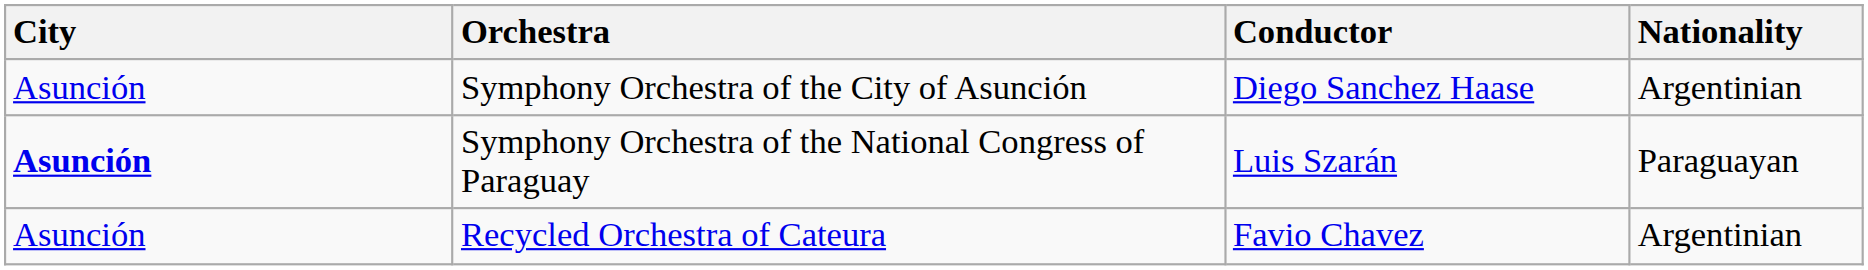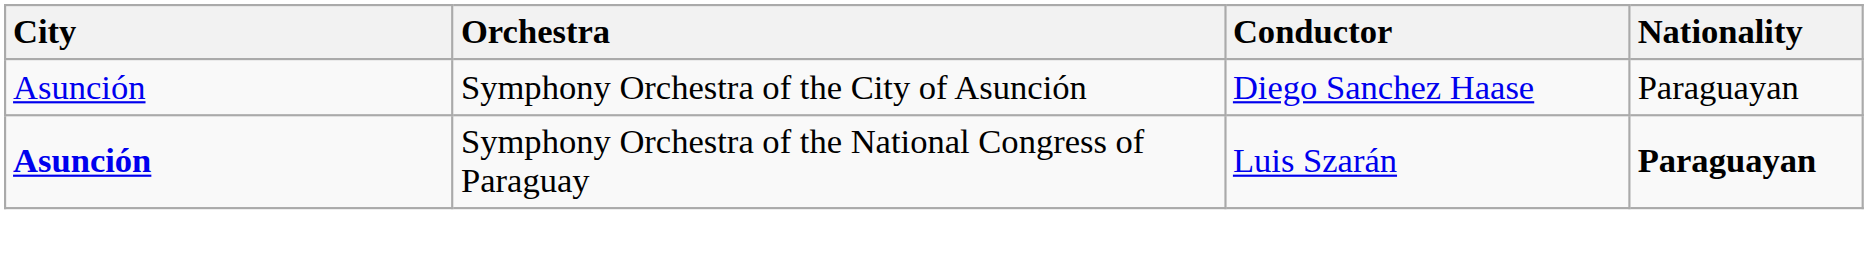(1720, 86) Argentinian -> (1718, 86) Paraguayan
(1718, 160) normal -> (1727, 160) bold
- row: (674, 235)
